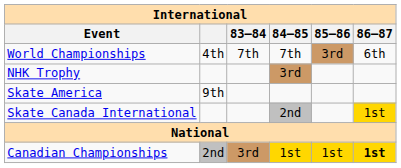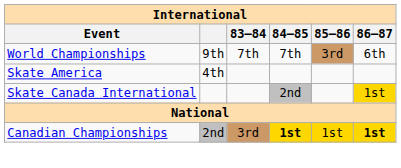(213, 54) 4th -> (213, 54) 9th
- row: (44, 73)
(213, 93) 9th -> (213, 73) 4th
(290, 152) normal -> (290, 133) bold
